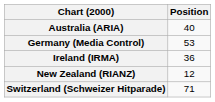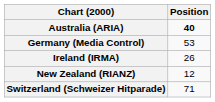(189, 27) normal -> (189, 27) bold
(189, 58) 36 -> (189, 58) 26
